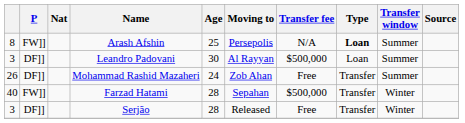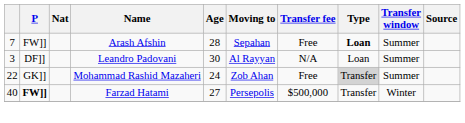(12, 42) 8 -> (12, 42) 7
(214, 42) 25 -> (215, 42) 28
(251, 42) Persepolis -> (252, 42) Sepahan
(307, 42) N/A -> (308, 42) Free
(307, 59) $500,000 -> (308, 59) N/A
(12, 76) 26 -> (12, 76) 22
(34, 76) DF]] -> (35, 76) GK]]
(357, 76) no background -> (358, 76) lightgrey background
(34, 93) normal -> (35, 93) bold
(214, 93) 28 -> (215, 93) 27
(251, 93) Sepahan -> (252, 93) Persepolis
- row: (136, 110)
